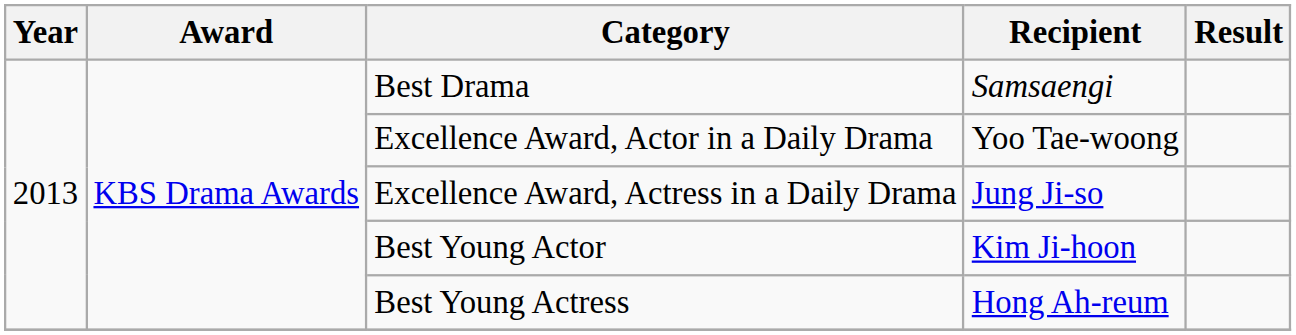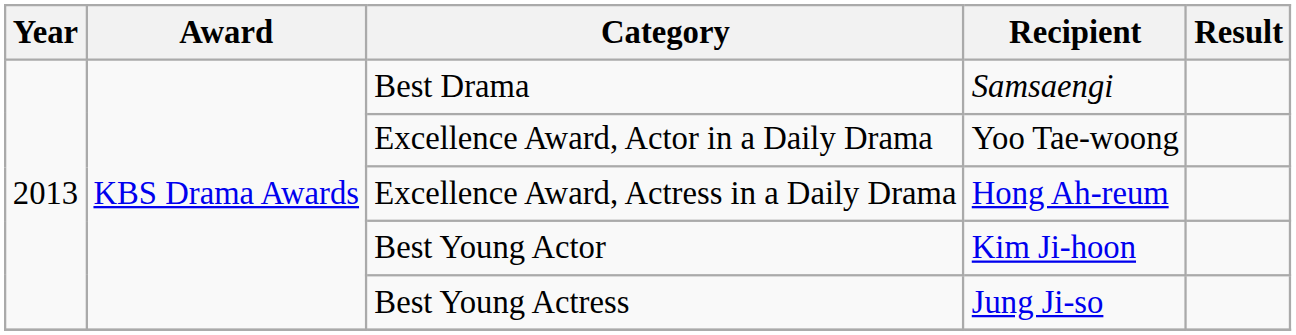(1038, 193) Jung Ji-so -> (1070, 193) Hong Ah-reum
(1070, 301) Hong Ah-reum -> (1038, 301) Jung Ji-so
